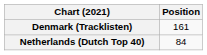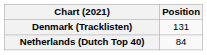(181, 27) 161 -> (181, 27) 131
